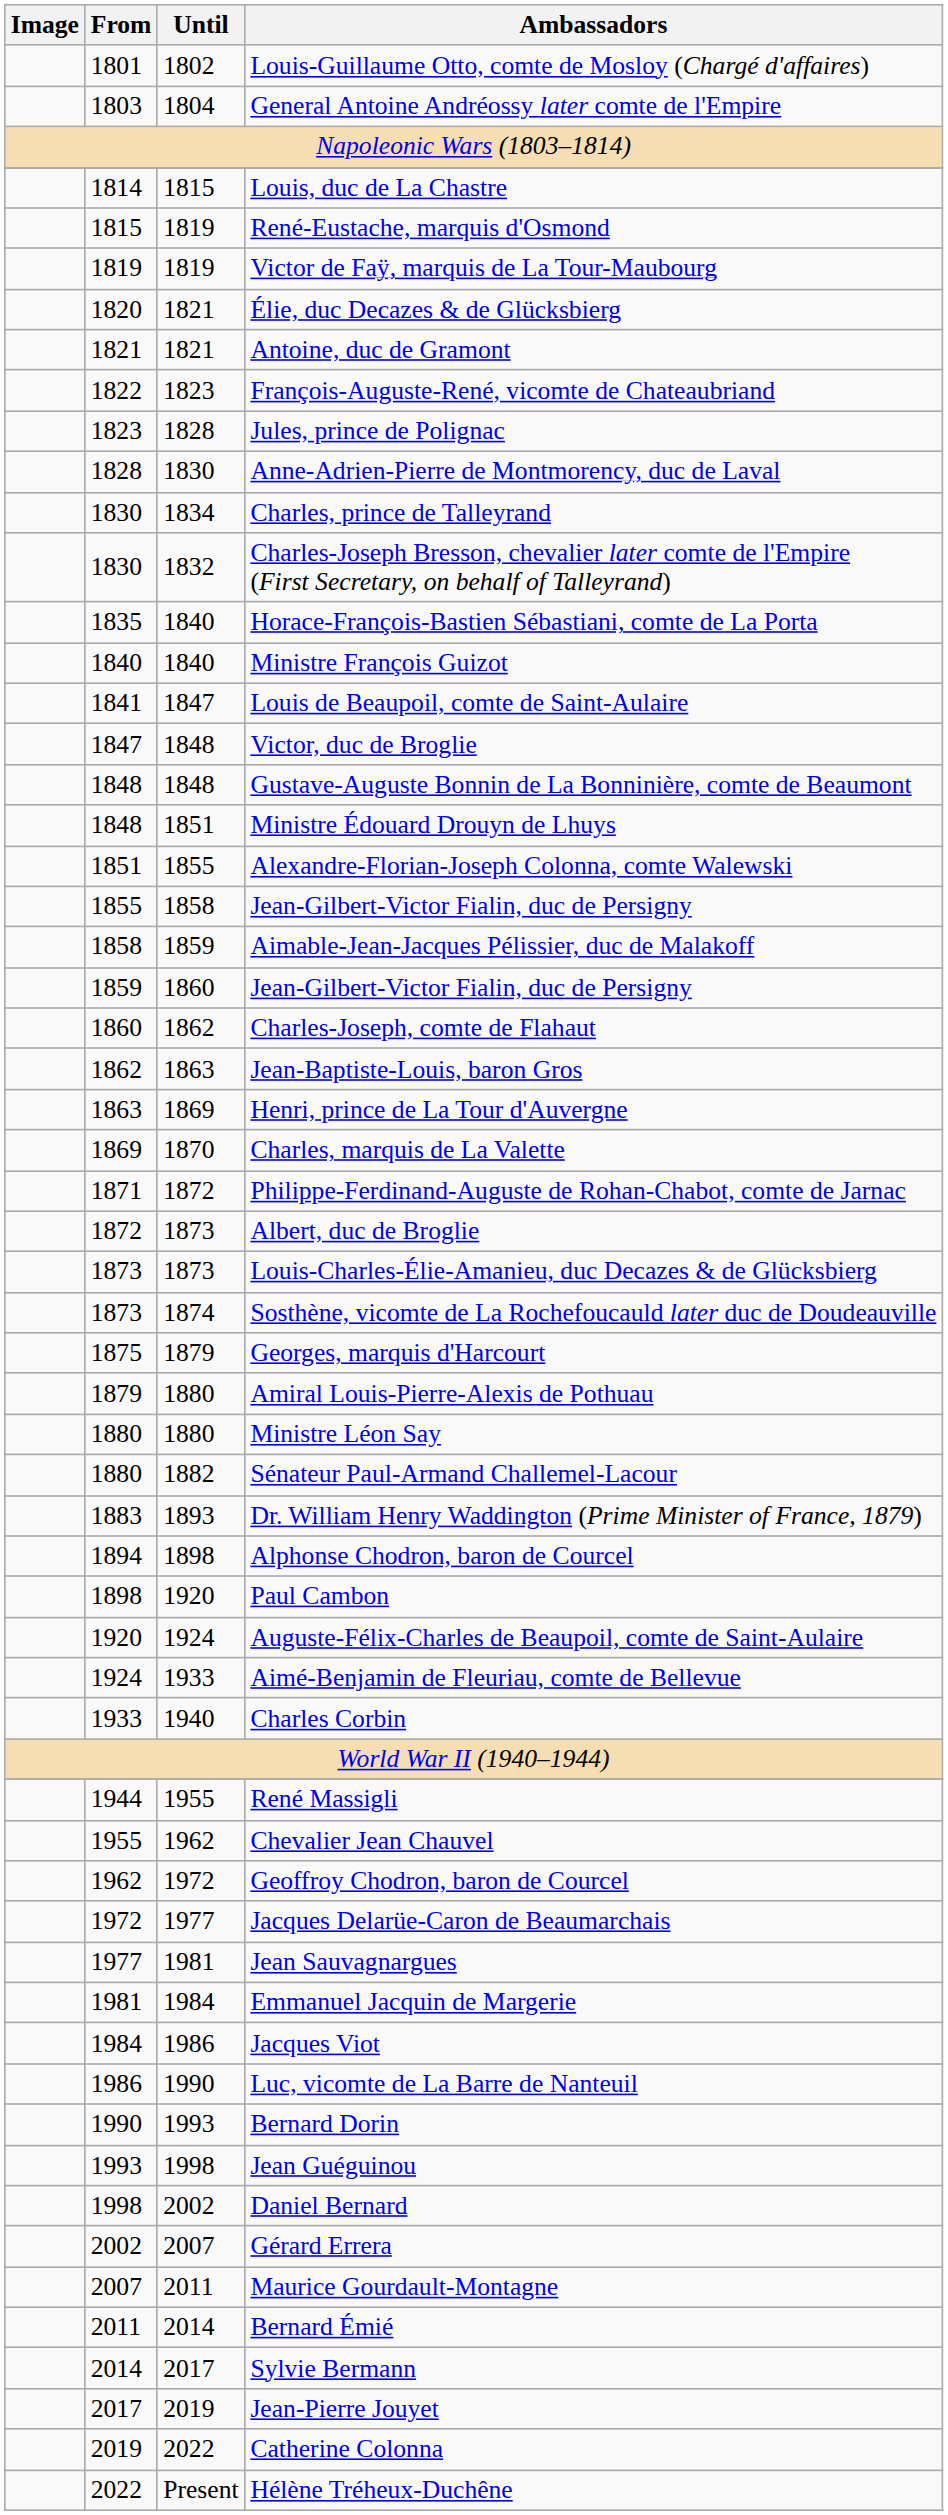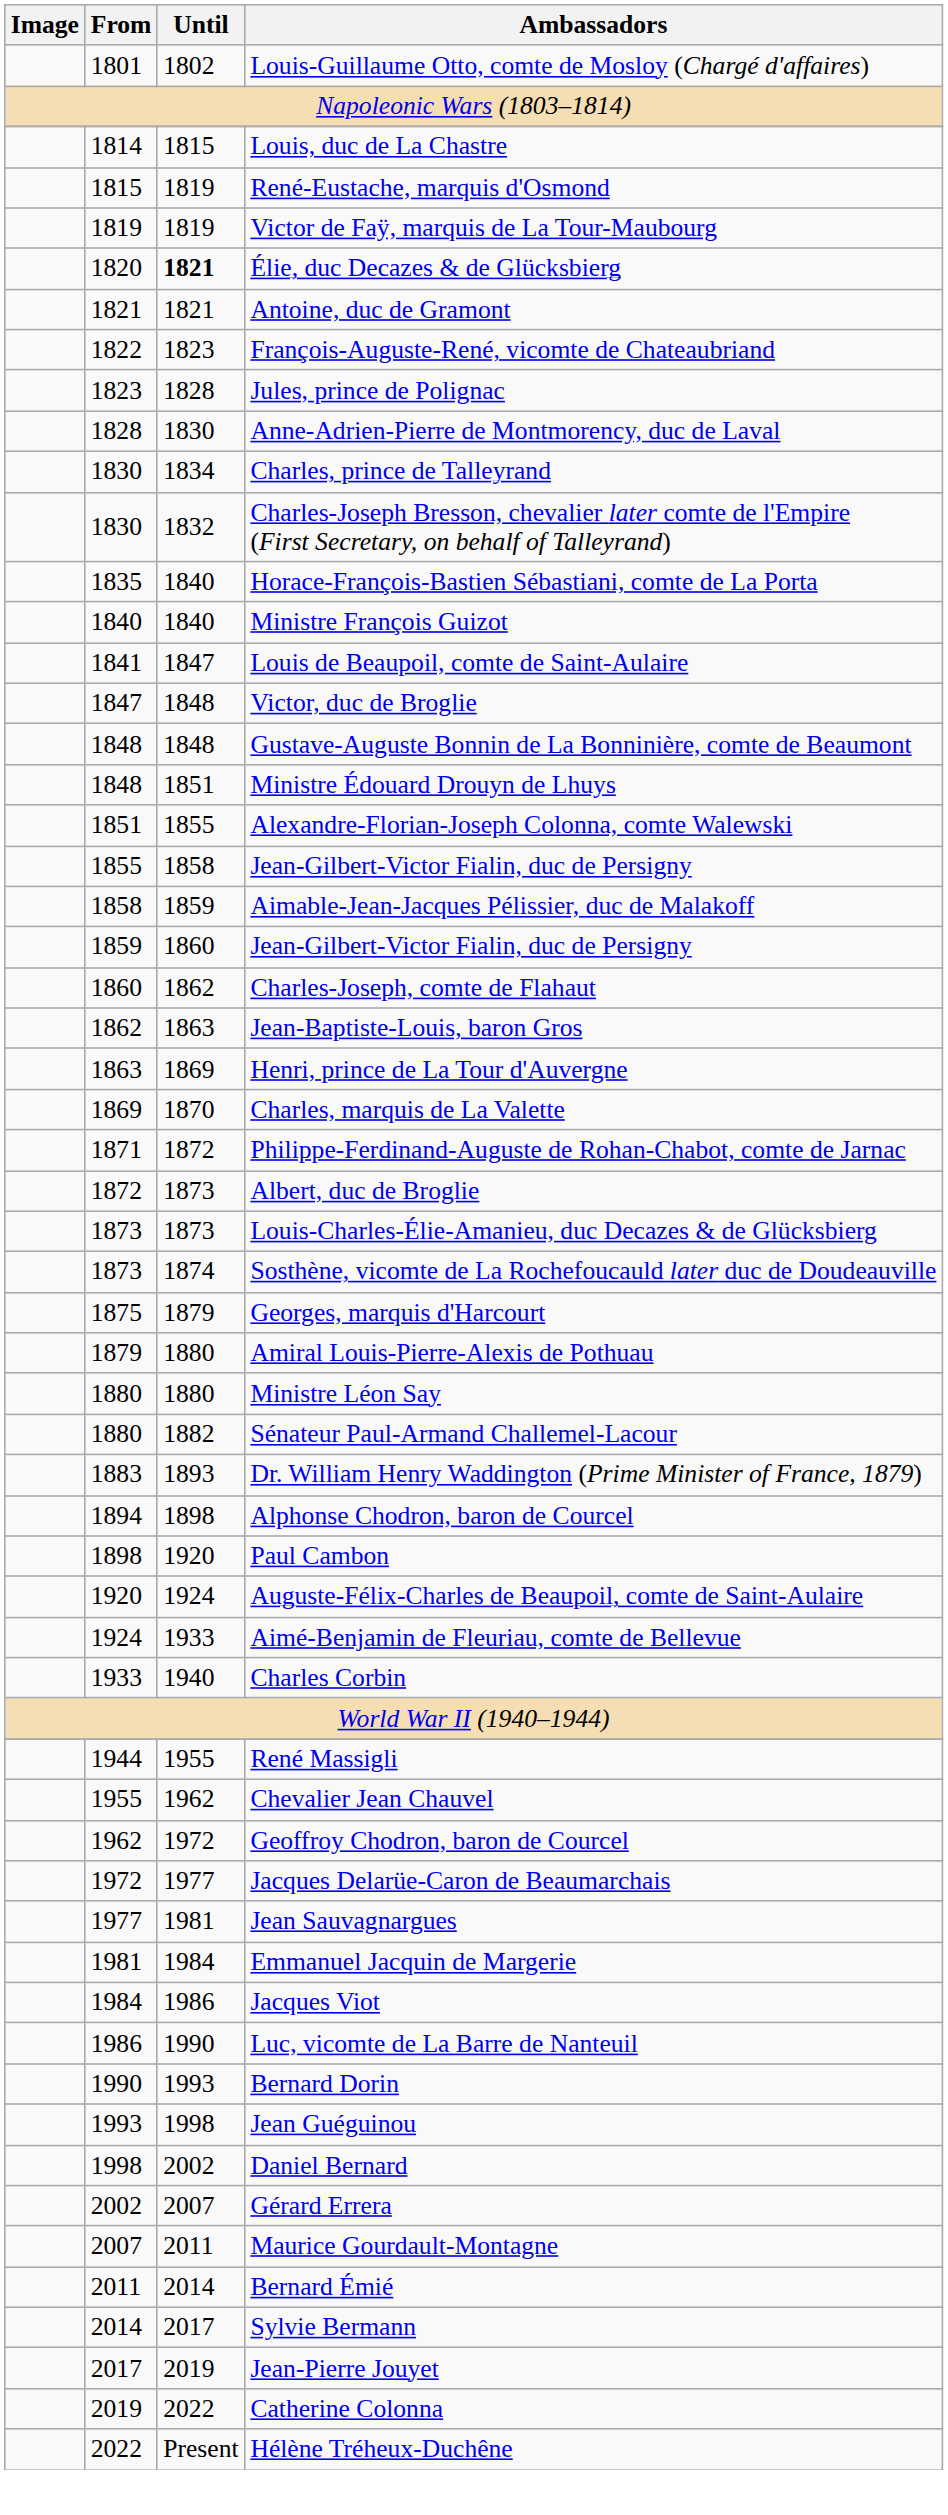- row: (116, 106)
(189, 308) normal -> (189, 268) bold
